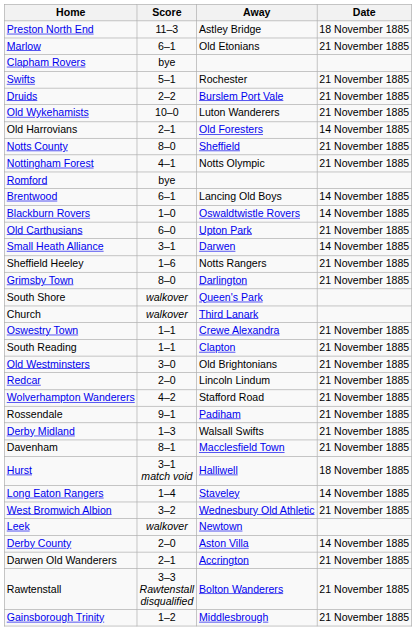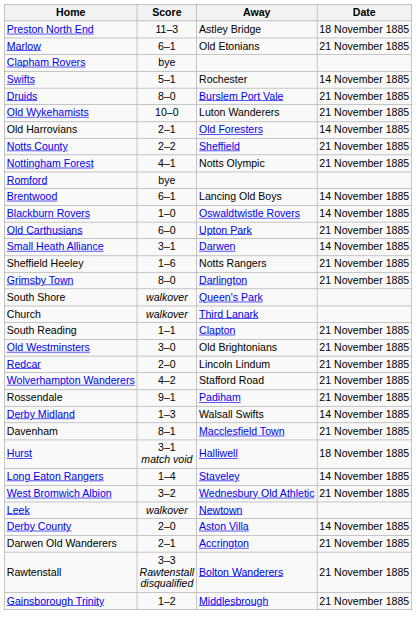(364, 79) 21 November 1885 -> (364, 79) 14 November 1885
(167, 96) 2–2 -> (167, 96) 8–0
(167, 146) 8–0 -> (167, 146) 2–2
- row: (42, 331)
(364, 431) 21 November 1885 -> (364, 414) 14 November 1885
